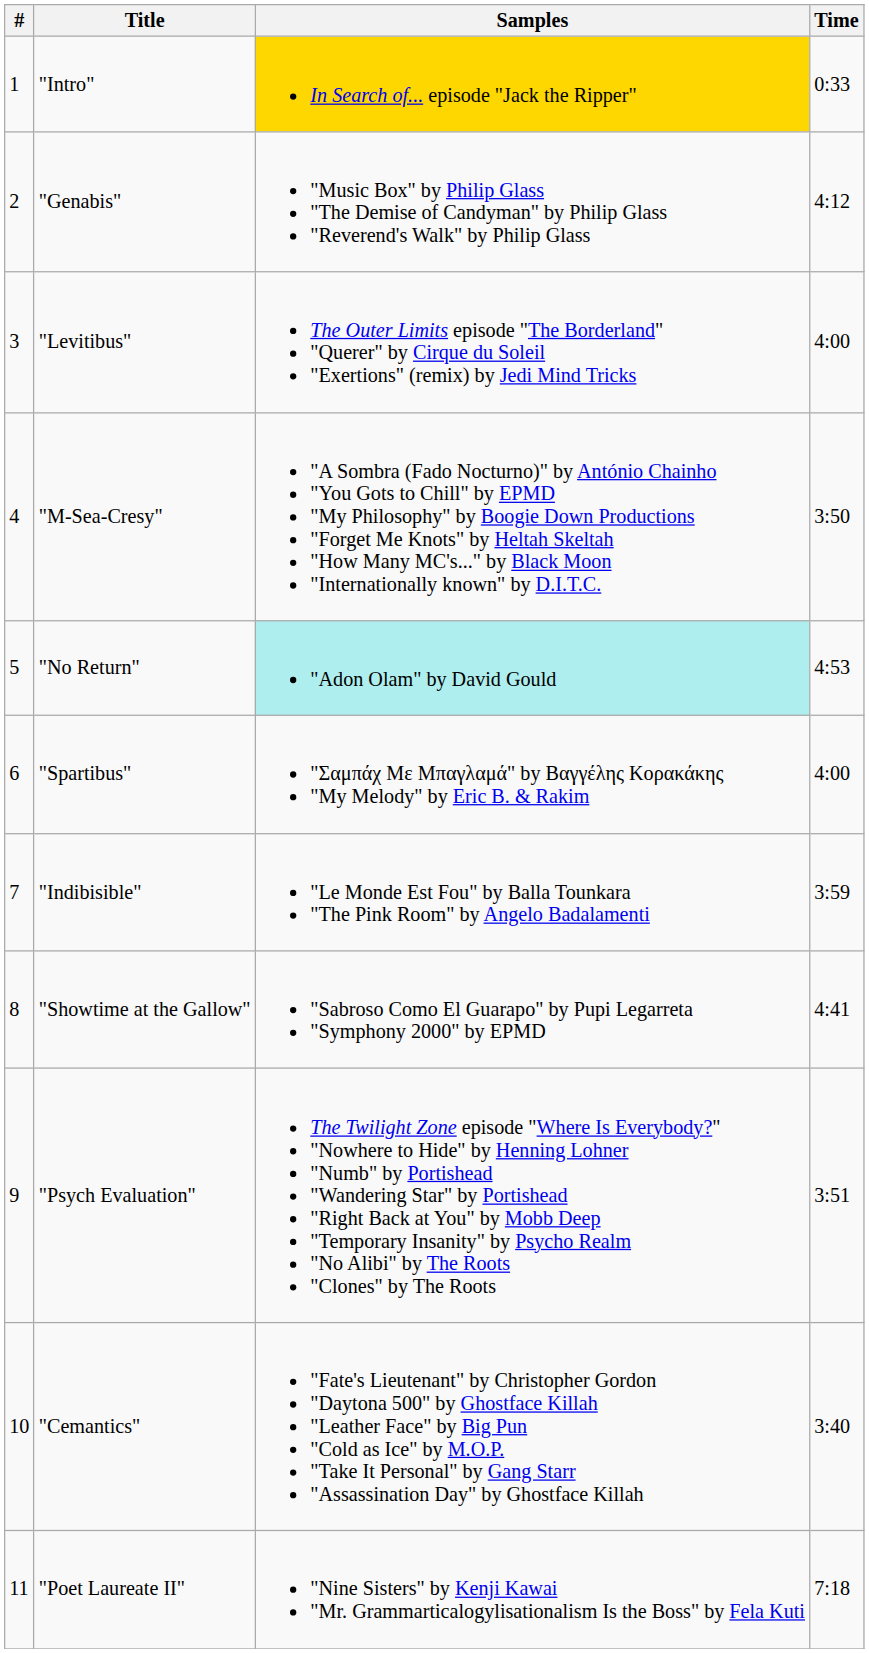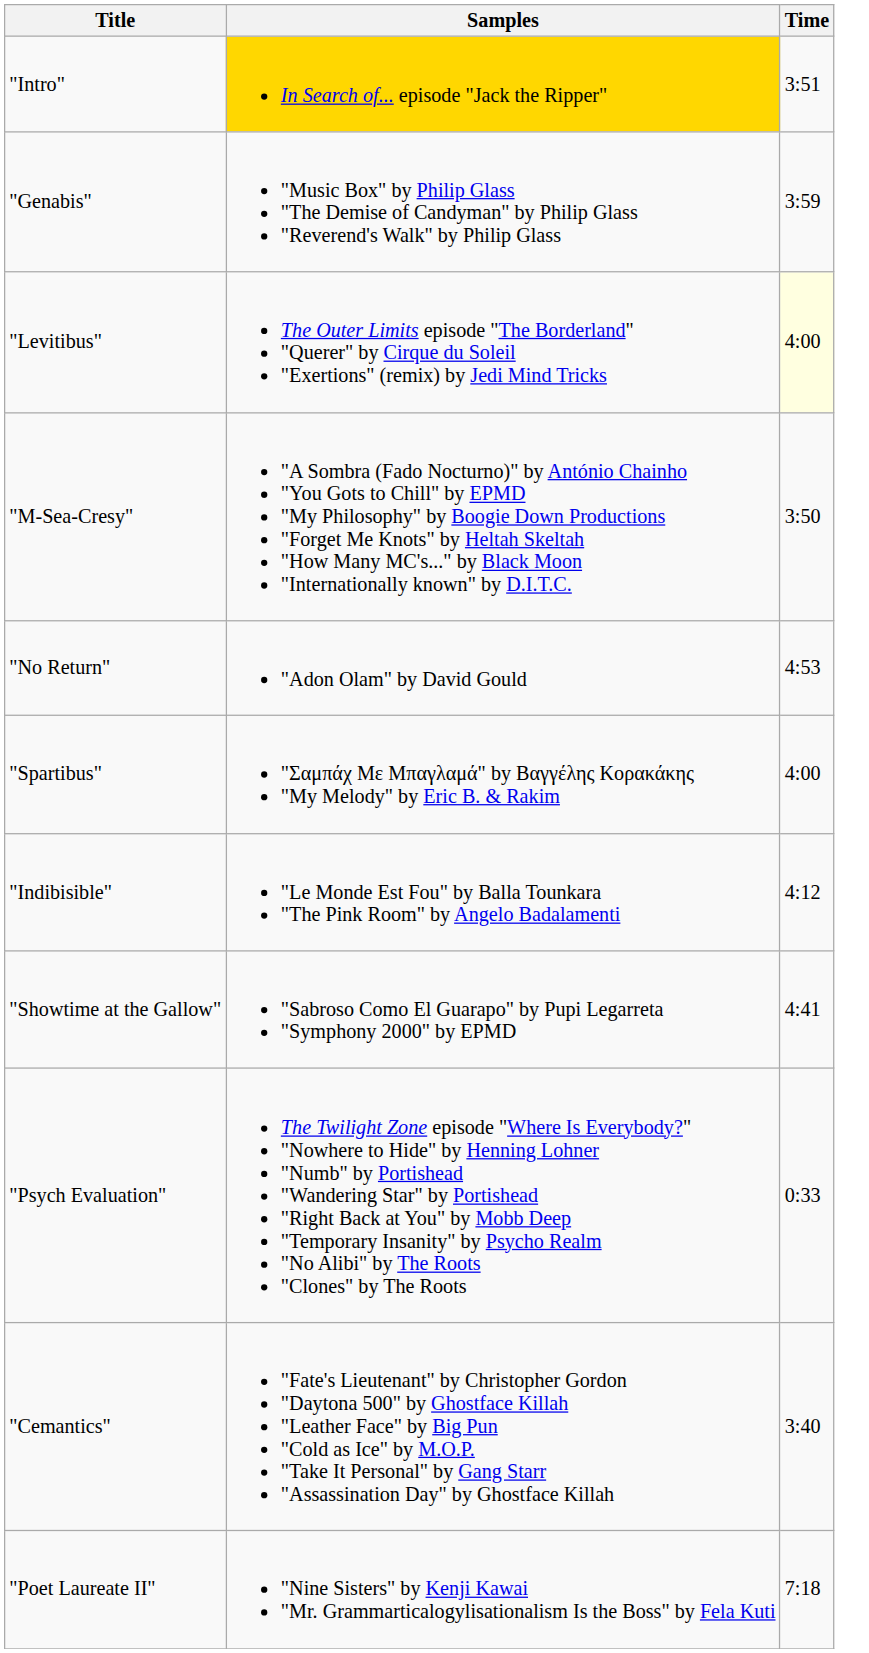- column: (19, 20)
(832, 83) 0:33 -> (803, 83) 3:51
(832, 201) 4:12 -> (803, 201) 3:59
(832, 341) no background -> (803, 341) lightyellow background
(532, 679) paleturquoise background -> (503, 679) no background
(832, 891) 3:59 -> (803, 891) 4:12
(832, 1195) 3:51 -> (803, 1195) 0:33
